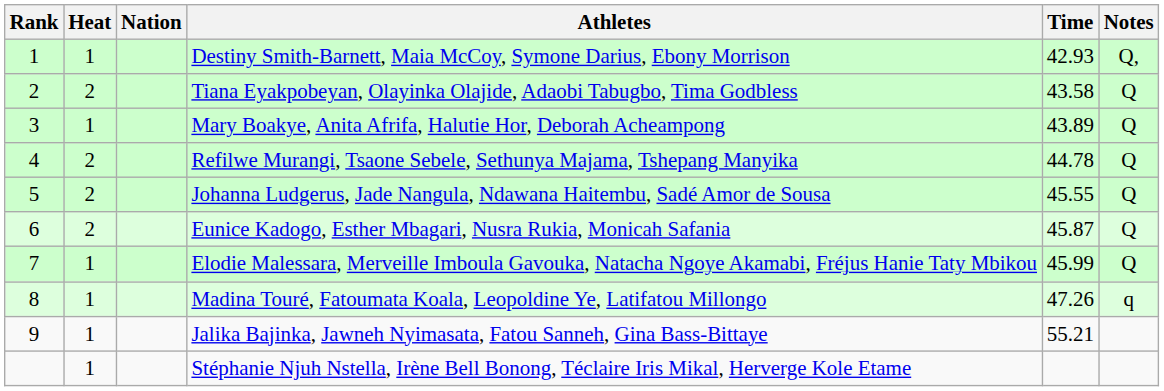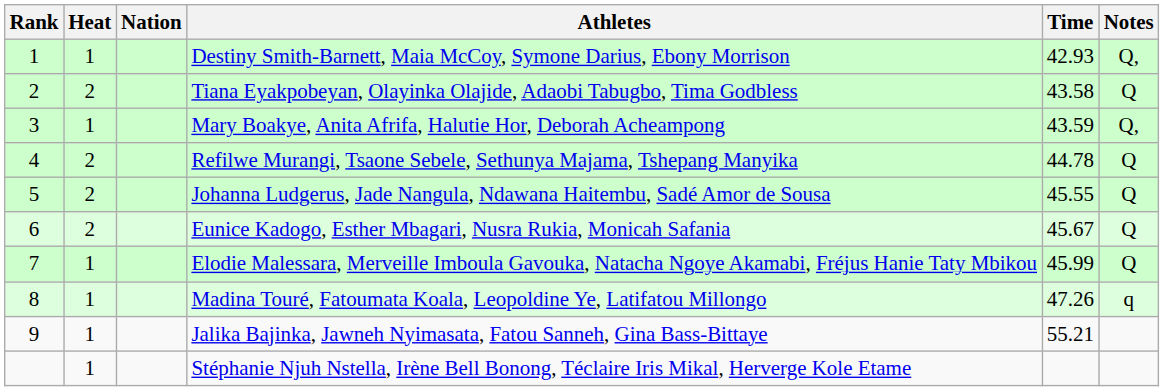(1070, 125) 43.89 -> (1070, 125) 43.59
(1129, 125) Q -> (1129, 125) Q,
(1070, 229) 45.87 -> (1070, 229) 45.67
